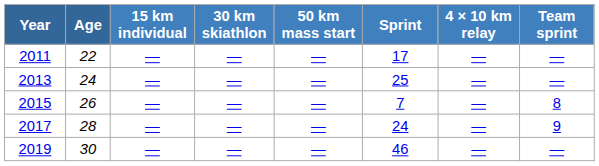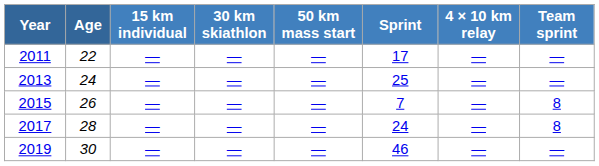(557, 126) 9 -> (557, 126) 8
